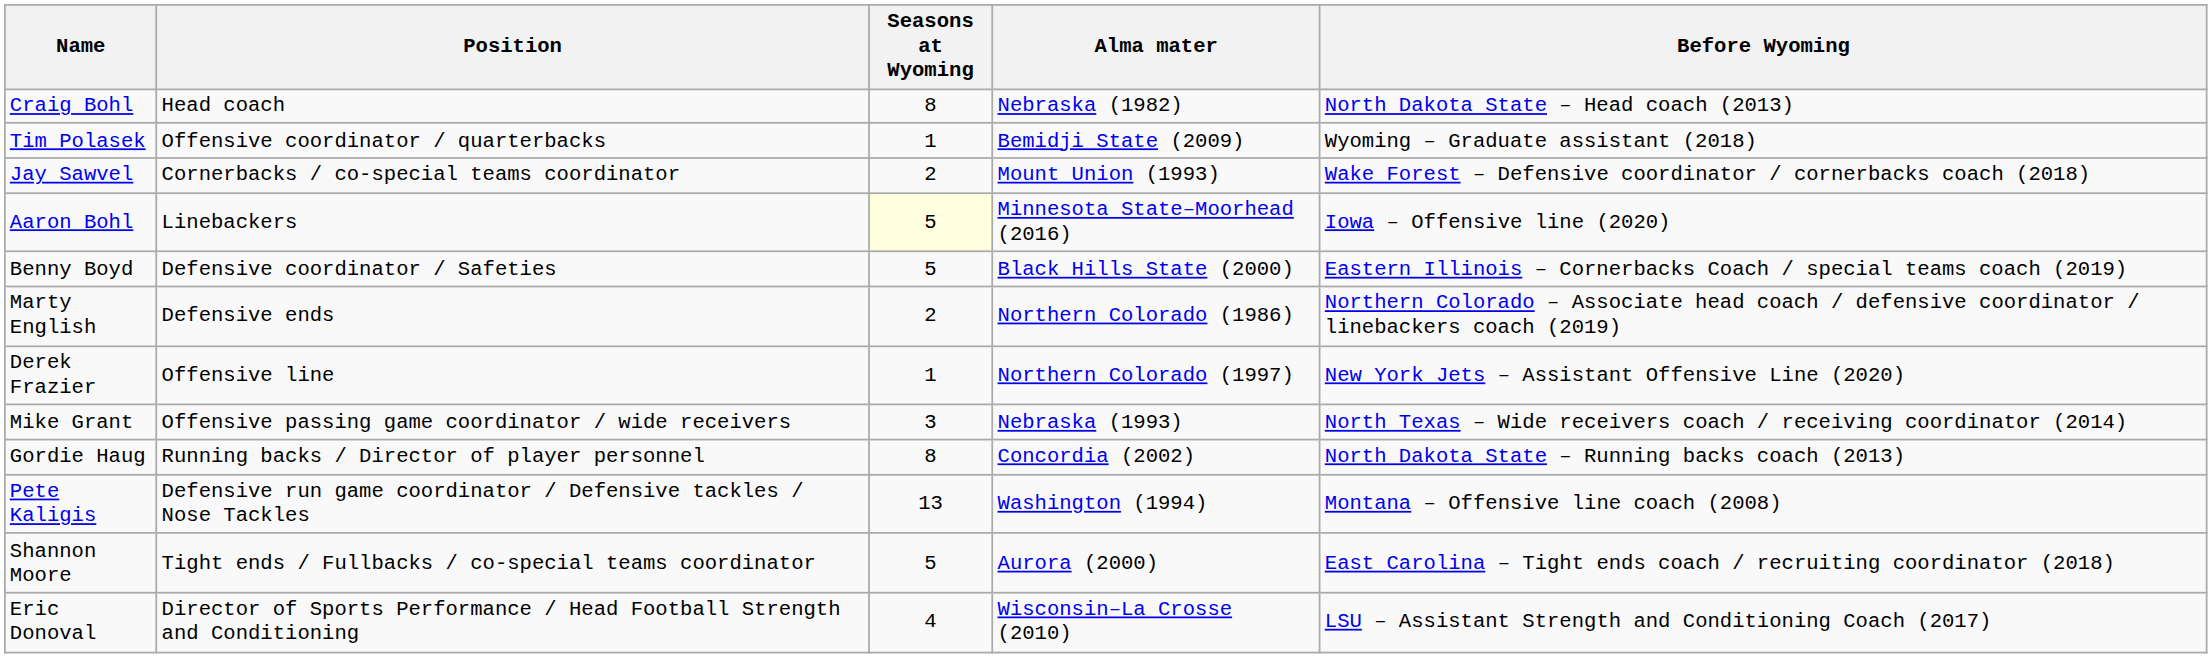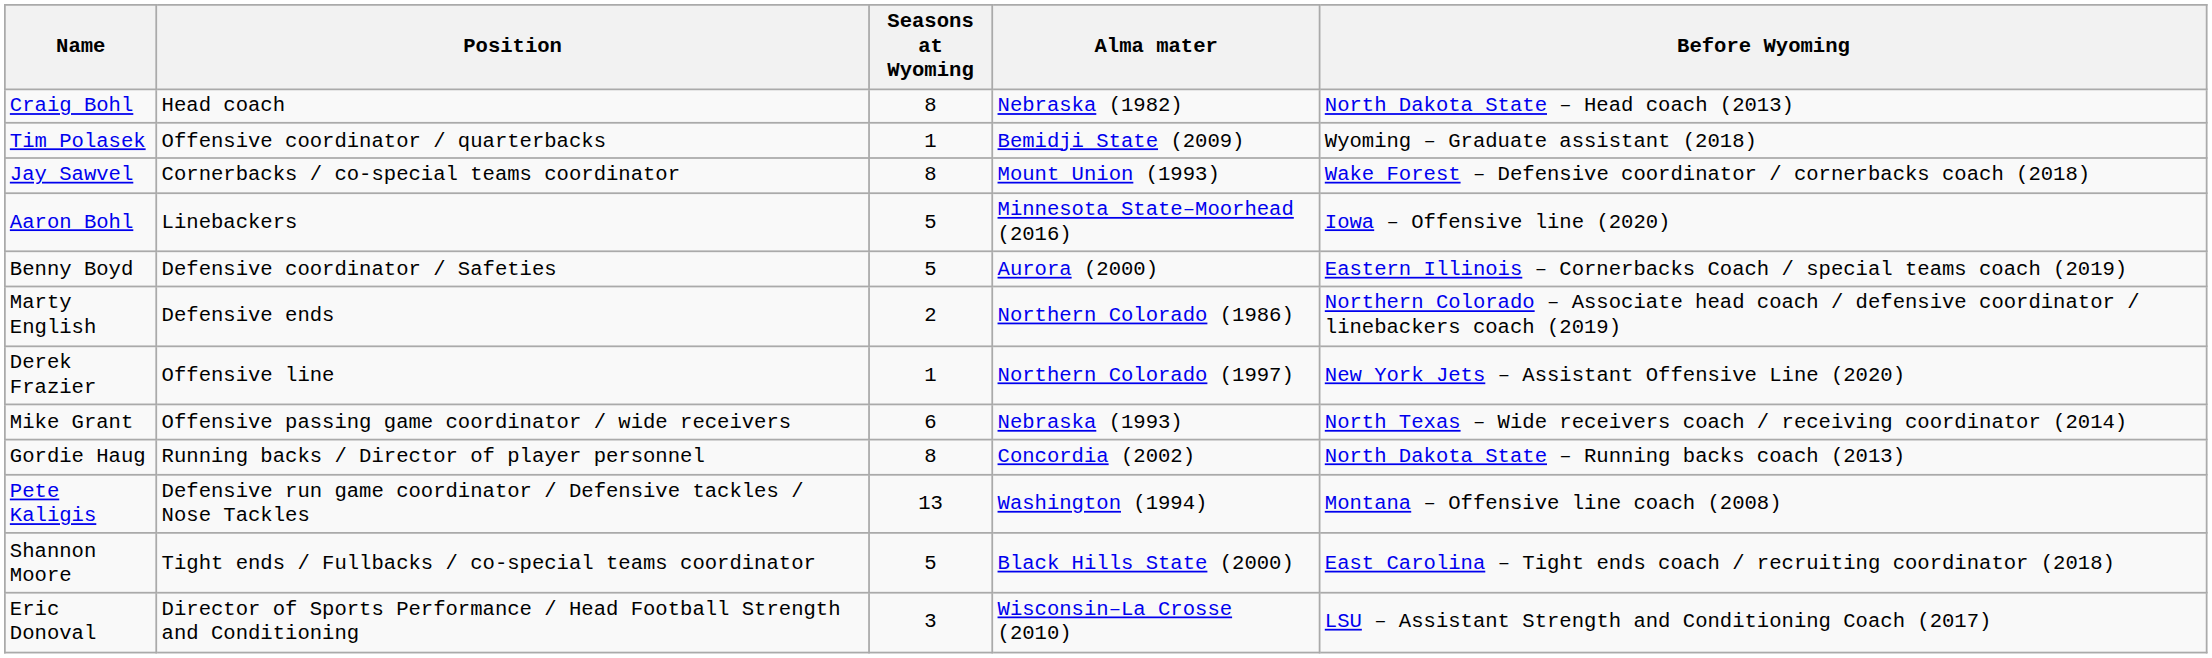(931, 175) 2 -> (931, 175) 8
(931, 222) lightyellow background -> (931, 222) no background
(1146, 269) Black Hills State (2000) -> (1078, 269) Aurora (2000)
(931, 422) 3 -> (931, 422) 6
(1078, 563) Aurora (2000) -> (1146, 563) Black Hills State (2000)
(931, 622) 4 -> (931, 622) 3
